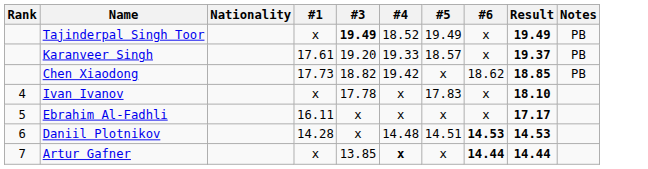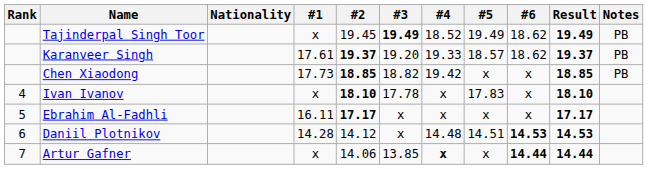+ column: (358, 14)
(486, 34) x -> (528, 34) 18.62
(486, 54) x -> (528, 54) 18.62
(486, 74) 18.62 -> (528, 74) x
